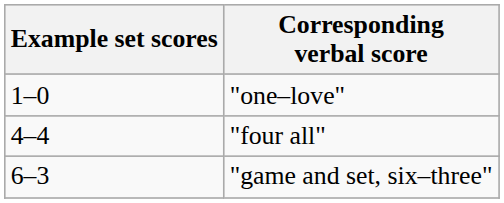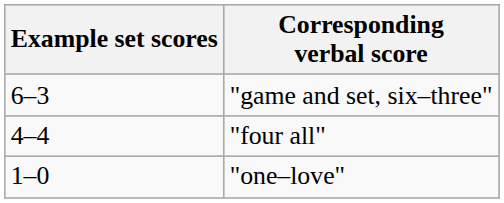rows swapped: (287, 94) <-> (361, 176)
